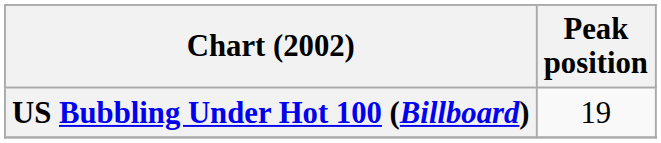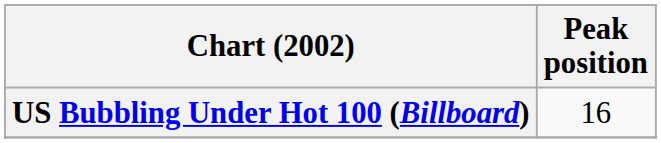(596, 112) 19 -> (596, 112) 16
